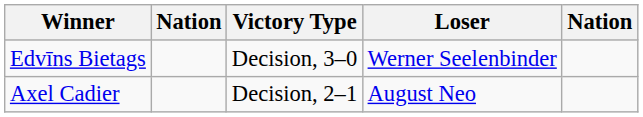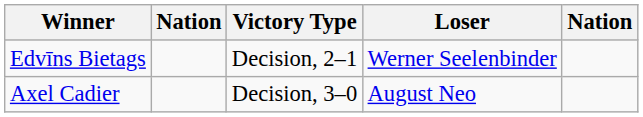(295, 58) Decision, 3–0 -> (295, 58) Decision, 2–1
(295, 93) Decision, 2–1 -> (295, 93) Decision, 3–0
